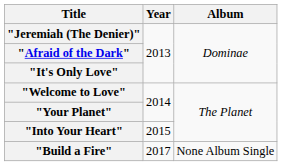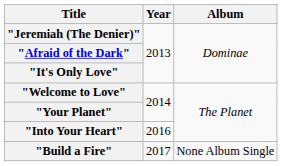(158, 131) 2015 -> (158, 131) 2016
